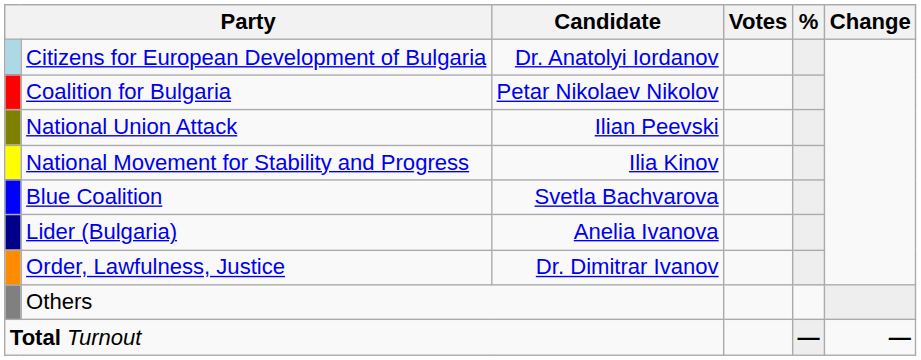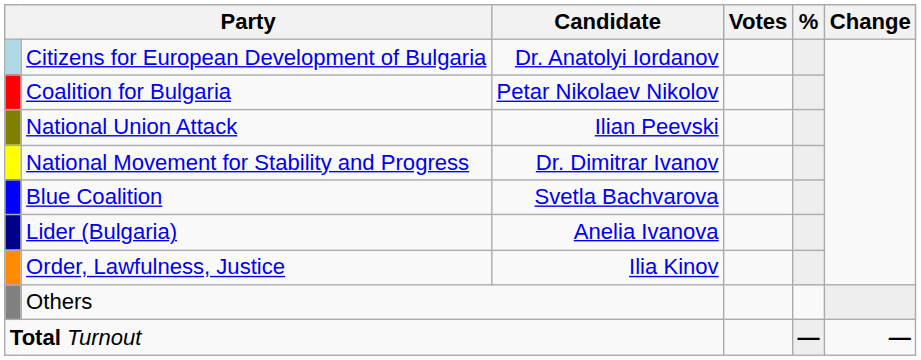(674, 162) Ilia Kinov -> (627, 162) Dr. Dimitrar Ivanov
(627, 267) Dr. Dimitrar Ivanov -> (674, 267) Ilia Kinov
